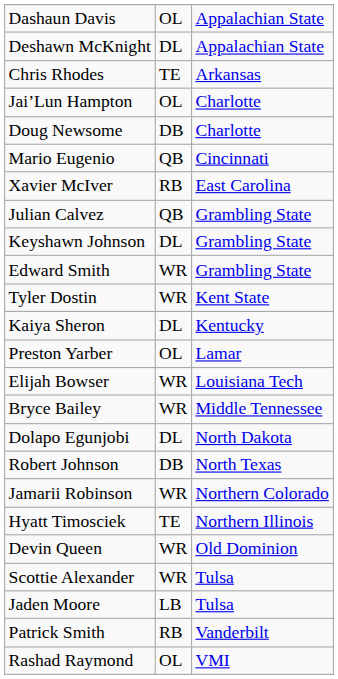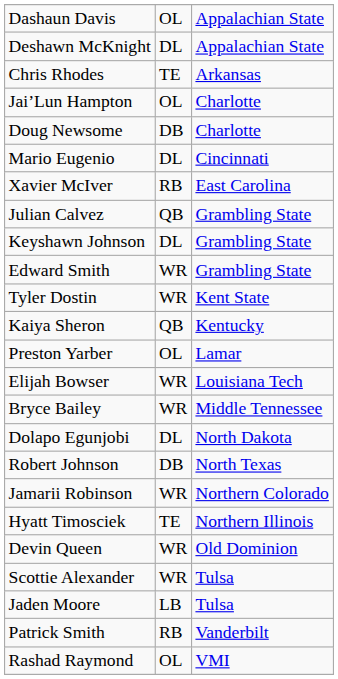(171, 158) QB -> (171, 158) DL
(171, 325) DL -> (171, 325) QB
